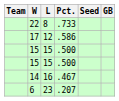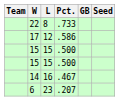columns swapped: (108, 11) <-> (90, 11)
